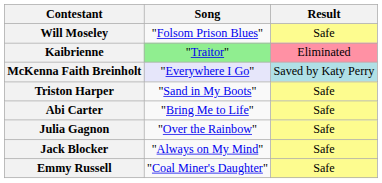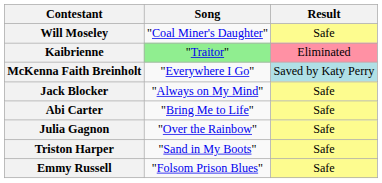(207, 33) "Folsom Prison Blues" -> (207, 33) "Coal Miner's Daughter"
(207, 71) lavender background -> (207, 71) no background
rows swapped: (74, 149) <-> (74, 91)
(207, 168) "Coal Miner's Daughter" -> (207, 168) "Folsom Prison Blues"
